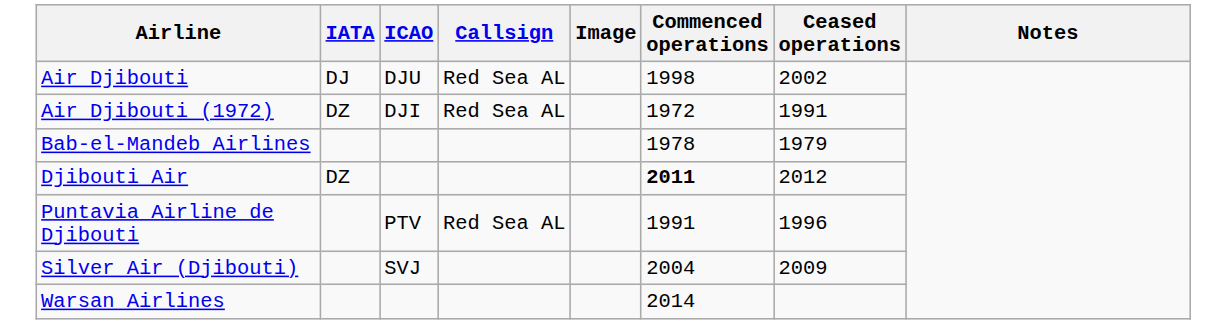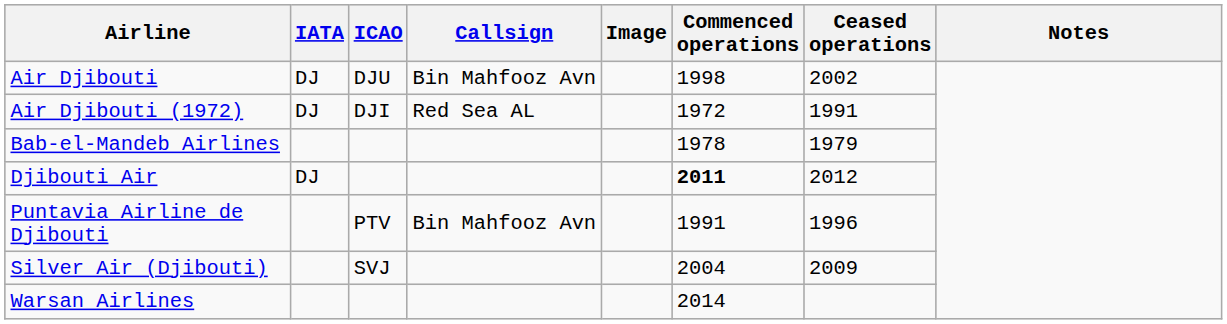(504, 78) Red Sea AL -> (504, 78) Bin Mahfooz Avn
(338, 111) DZ -> (307, 111) DJ
(338, 178) DZ -> (307, 178) DJ
(504, 223) Red Sea AL -> (504, 223) Bin Mahfooz Avn
